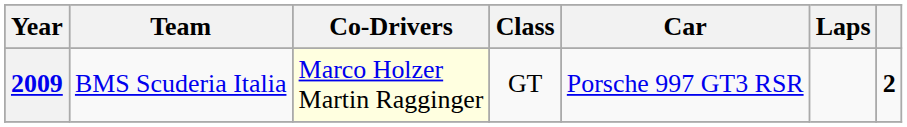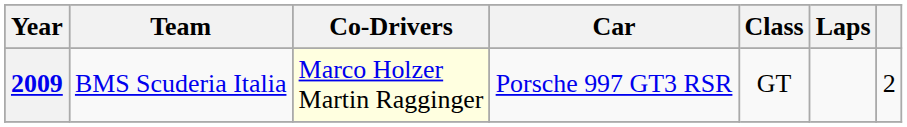columns swapped: (685, 26) <-> (525, 26)
(889, 84) bold -> (889, 84) normal
